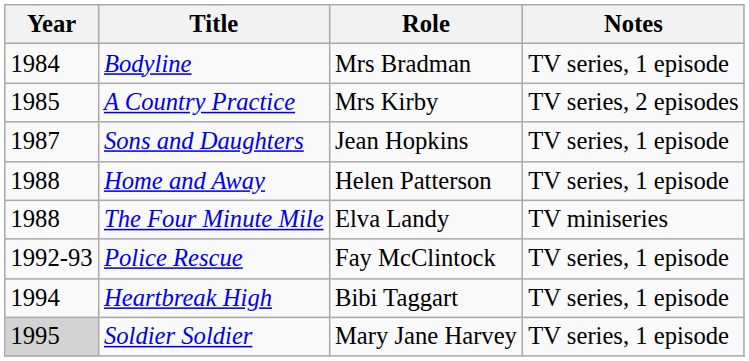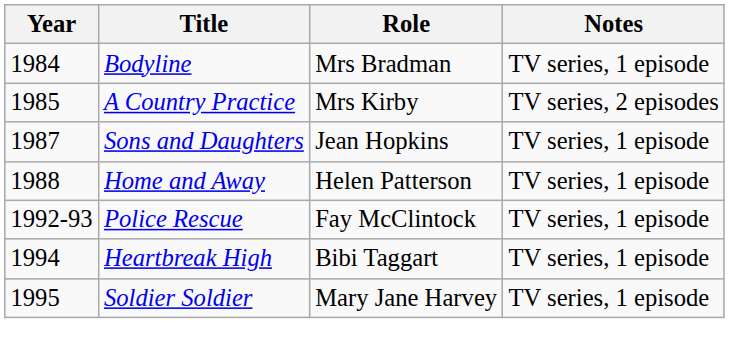- row: (214, 219)
(35, 336) lightgrey background -> (35, 297) no background
